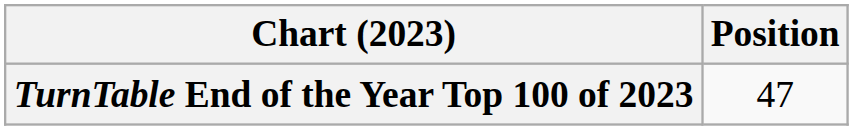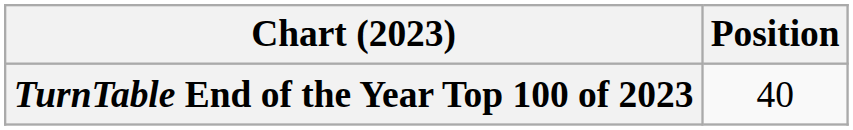(775, 93) 47 -> (775, 93) 40
